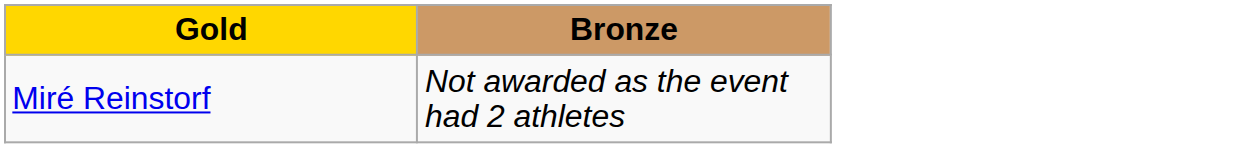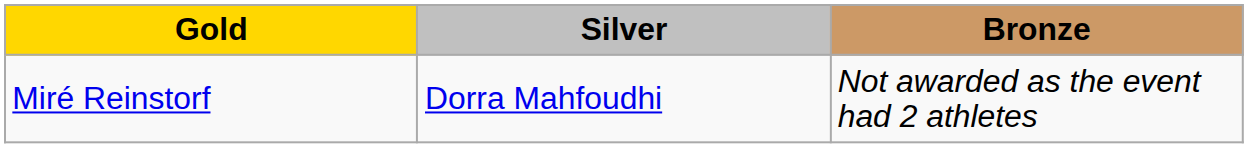+ column: (624, 29)
